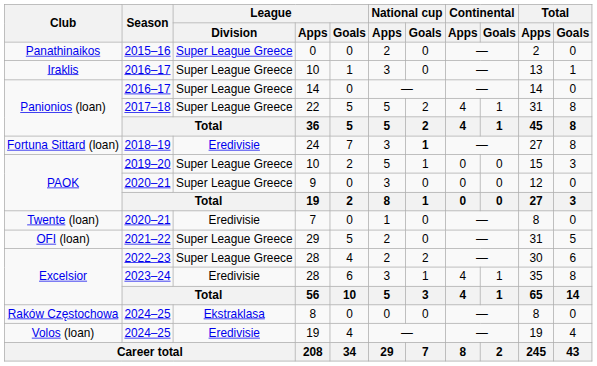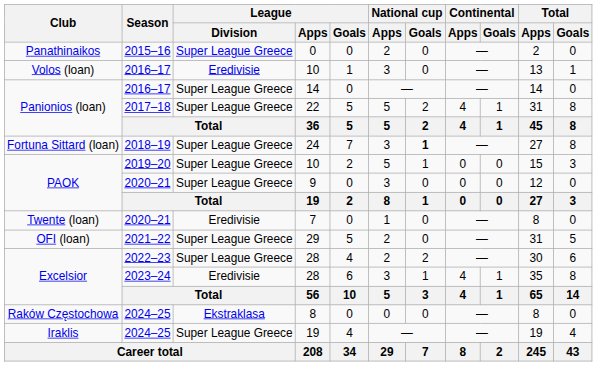(63, 70) Iraklis -> (63, 70) Volos (loan)
(234, 70) Super League Greece -> (234, 70) Eredivisie
(234, 145) Eredivisie -> (234, 145) Super League Greece
(63, 333) Volos (loan) -> (63, 333) Iraklis
(234, 333) Eredivisie -> (234, 333) Super League Greece
